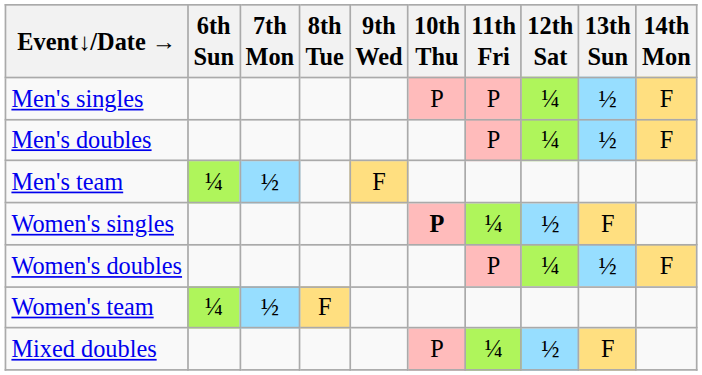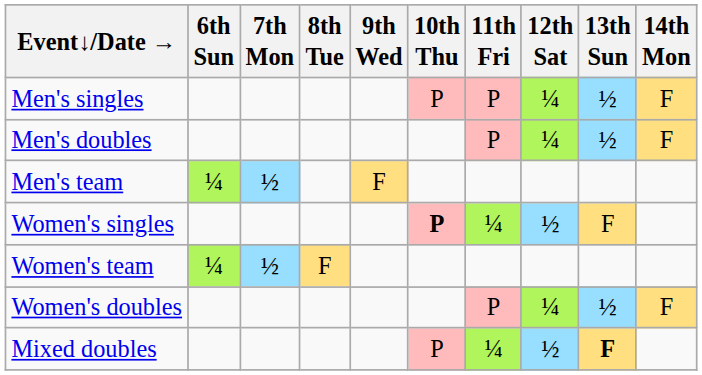rows swapped: (97, 265) <-> (83, 307)
(608, 349) normal -> (608, 349) bold
